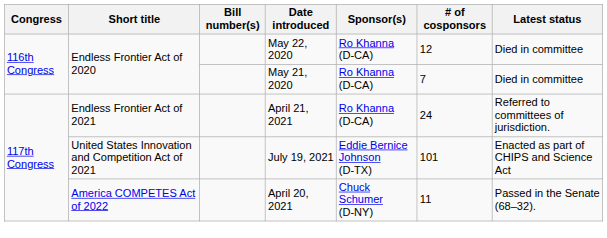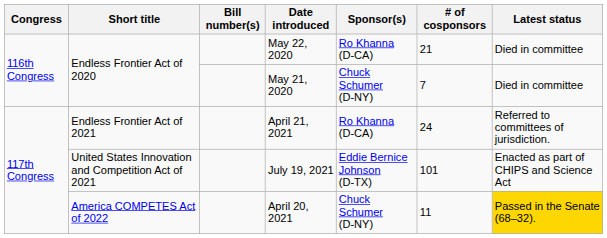(426, 49) 12 -> (426, 49) 21
(366, 79) Ro Khanna (D-CA) -> (361, 85) Chuck Schumer (D-NY)
(547, 200) no background -> (547, 212) gold background
